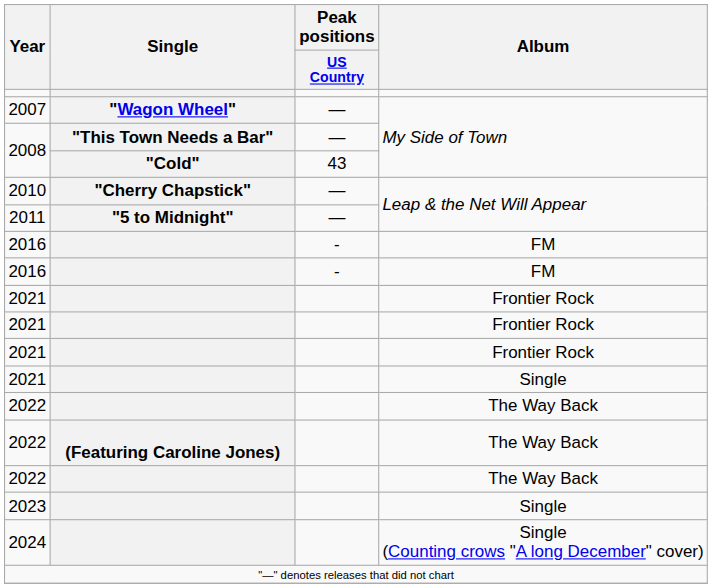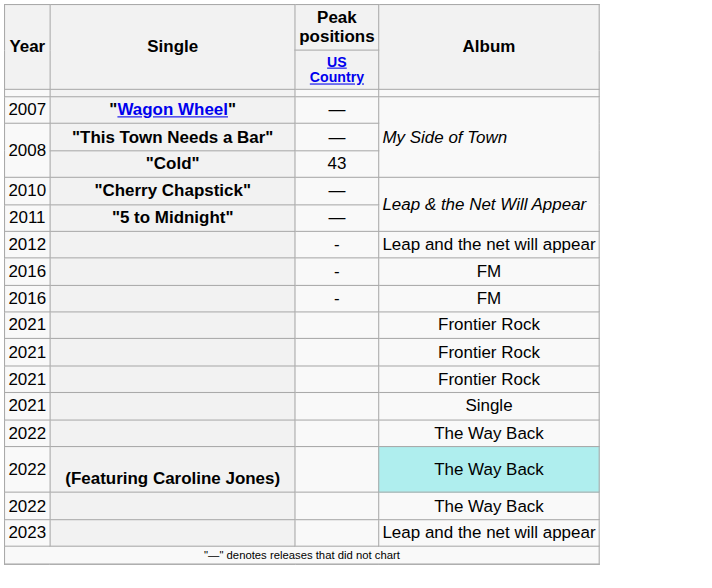+ row: (27, 244)
(543, 442) no background -> (489, 469) paleturquoise background
(543, 505) Single -> (489, 532) Leap and the net will appear
- row: (27, 542)
